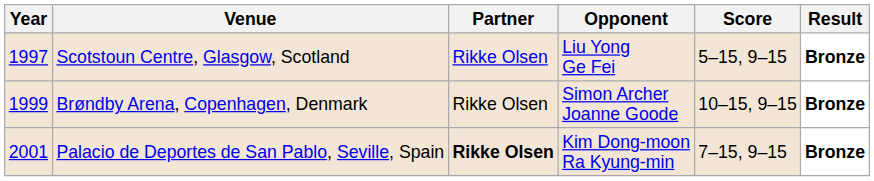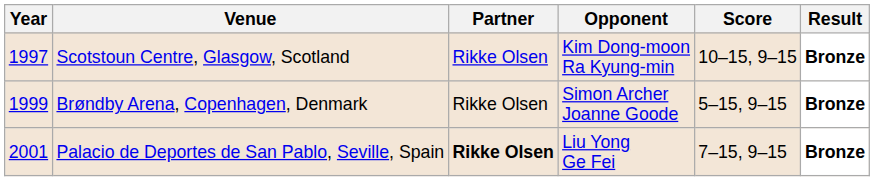(596, 57) Liu Yong Ge Fei -> (626, 57) Kim Dong-moon Ra Kyung-min
(743, 57) 5–15, 9–15 -> (748, 57) 10–15, 9–15
(748, 104) 10–15, 9–15 -> (743, 104) 5–15, 9–15
(626, 152) Kim Dong-moon Ra Kyung-min -> (596, 152) Liu Yong Ge Fei
